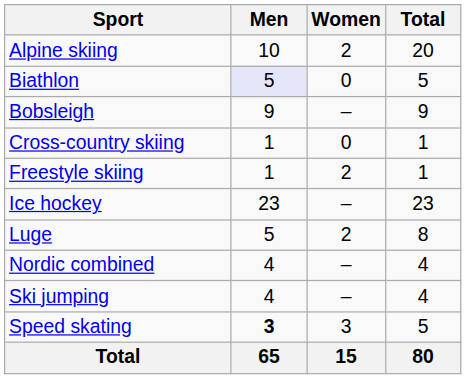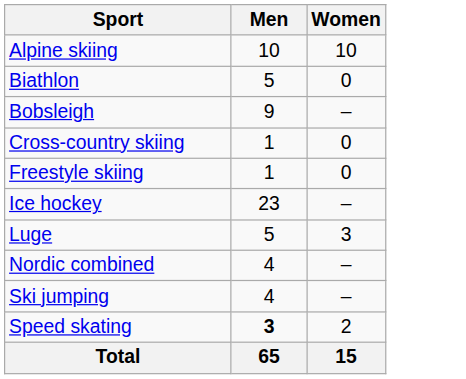- column: (423, 19)
(346, 50) 2 -> (346, 50) 10
(269, 81) lavender background -> (269, 81) no background
(346, 173) 2 -> (346, 173) 0
(346, 234) 2 -> (346, 234) 3
(346, 326) 3 -> (346, 326) 2
